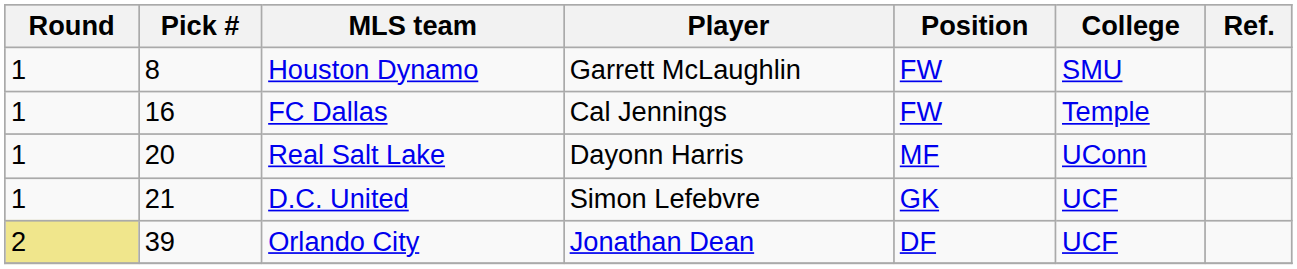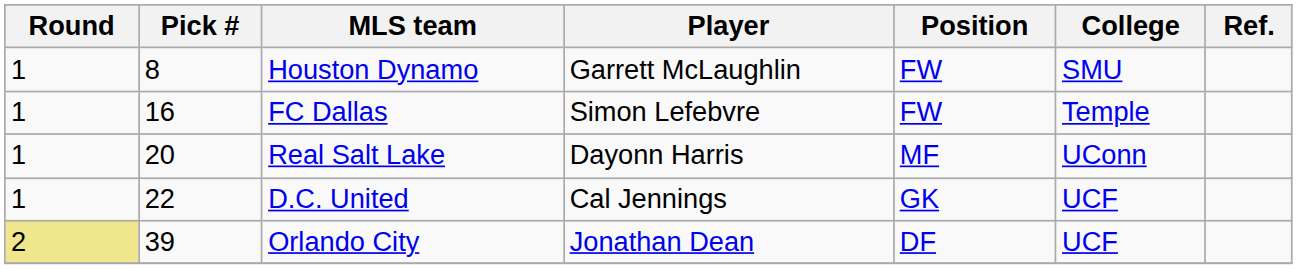(648, 112) Cal Jennings -> (665, 112) Simon Lefebvre
(160, 198) 21 -> (160, 198) 22
(665, 198) Simon Lefebvre -> (648, 198) Cal Jennings
